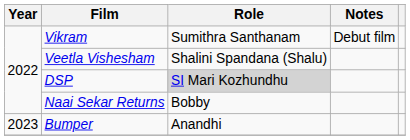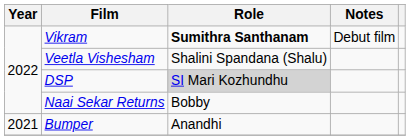(236, 37) normal -> (240, 37) bold
(23, 124) 2023 -> (23, 124) 2021
